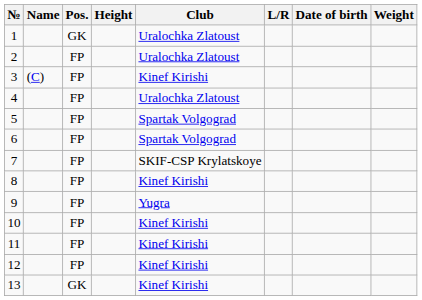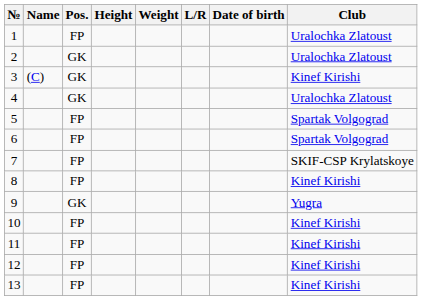columns swapped: (394, 14) <-> (200, 14)
(77, 35) GK -> (77, 35) FP
(77, 56) FP -> (77, 56) GK
(77, 77) FP -> (77, 77) GK
(77, 98) FP -> (77, 98) GK
(77, 202) FP -> (77, 202) GK
(77, 285) GK -> (77, 285) FP
